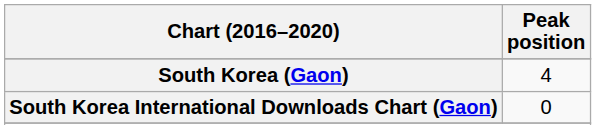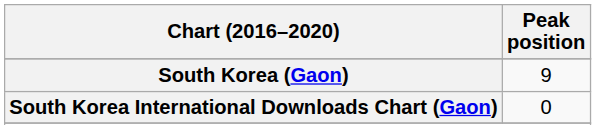(546, 75) 4 -> (546, 75) 9
